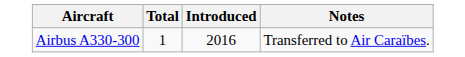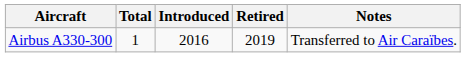+ column: (260, 16)
